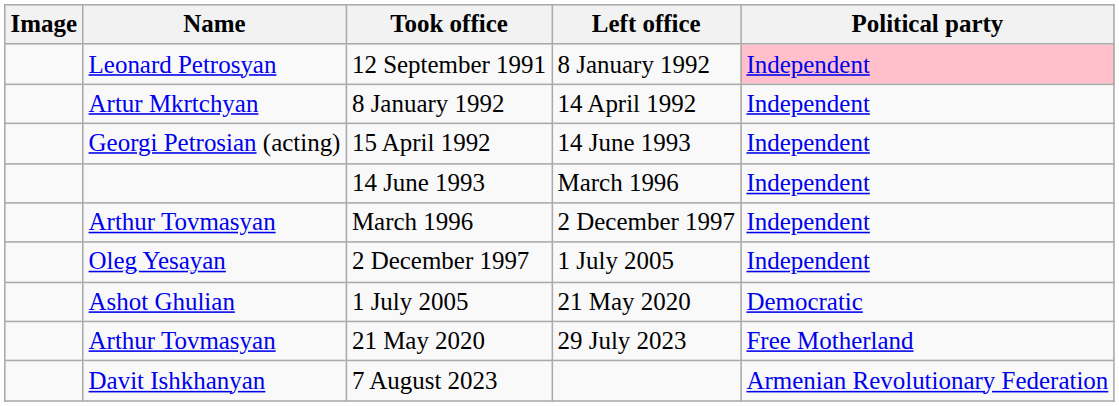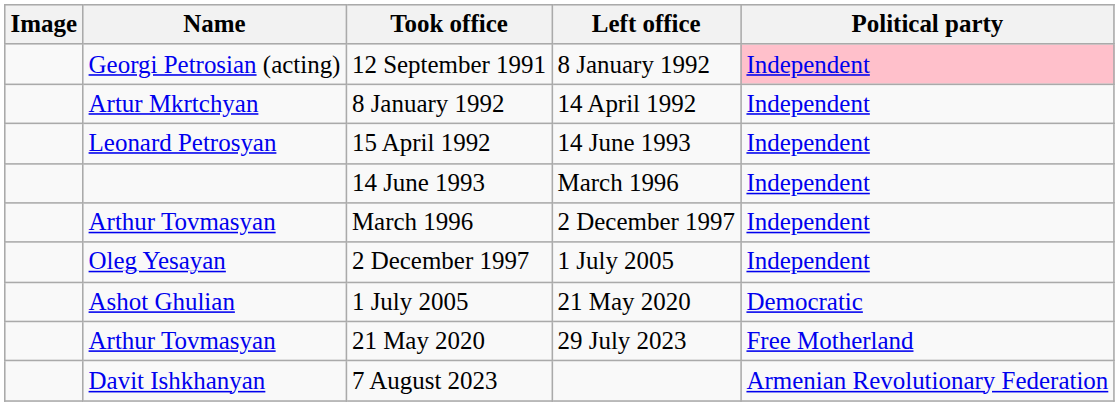(182, 63) Leonard Petrosyan -> (215, 63) Georgi Petrosian (acting)
(215, 143) Georgi Petrosian (acting) -> (182, 143) Leonard Petrosyan
